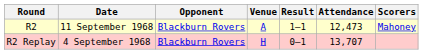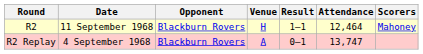(263, 27) A -> (263, 27) H
(346, 27) 12,473 -> (346, 27) 12,464
(263, 41) H -> (263, 41) A
(346, 41) 13,707 -> (346, 41) 13,747
